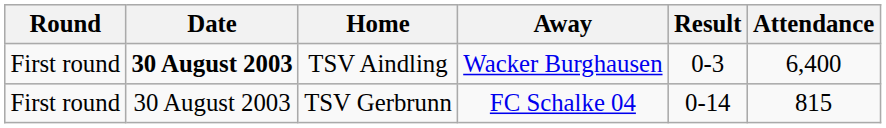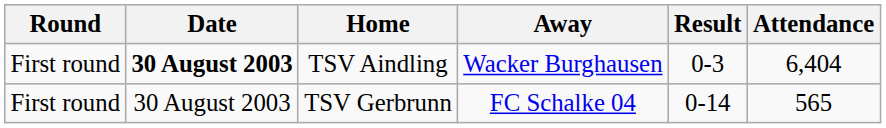(814, 63) 6,400 -> (814, 63) 6,404
(814, 102) 815 -> (814, 102) 565
